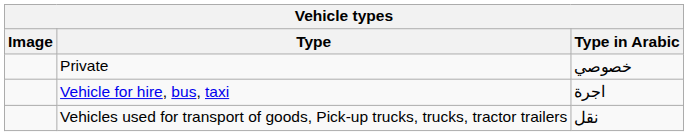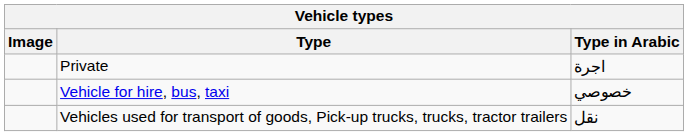(603, 67) خصوصي -> (589, 67) اجرة
(589, 92) اجرة -> (603, 92) خصوصي
